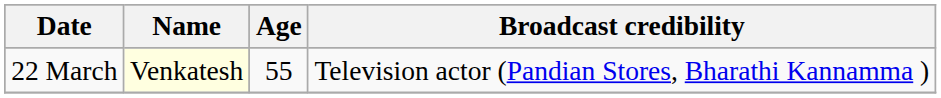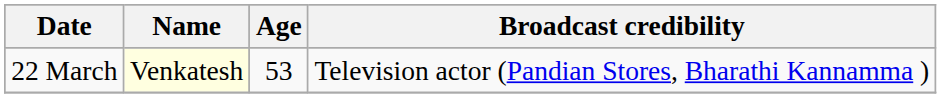(279, 69) 55 -> (279, 69) 53
